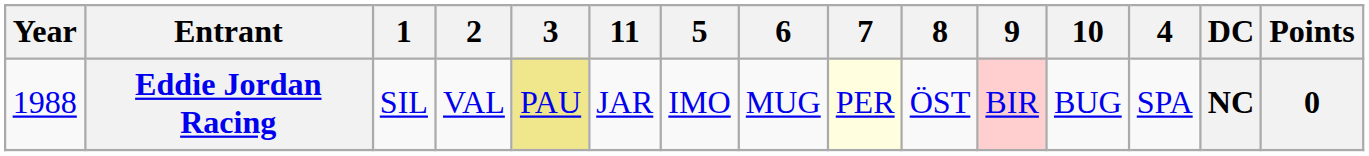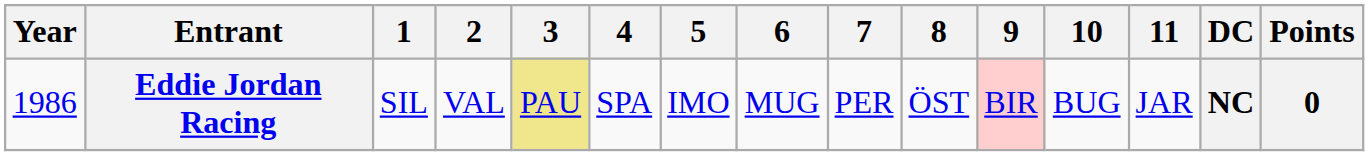columns swapped: (1165, 31) <-> (625, 31)
(45, 103) 1988 -> (45, 103) 1986
(865, 103) lightyellow background -> (864, 103) no background
